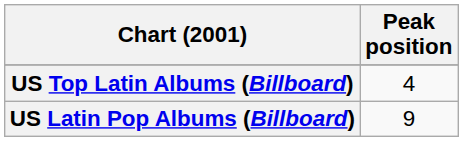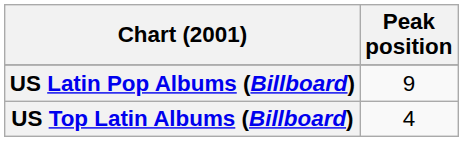rows swapped: (182, 118) <-> (182, 82)
